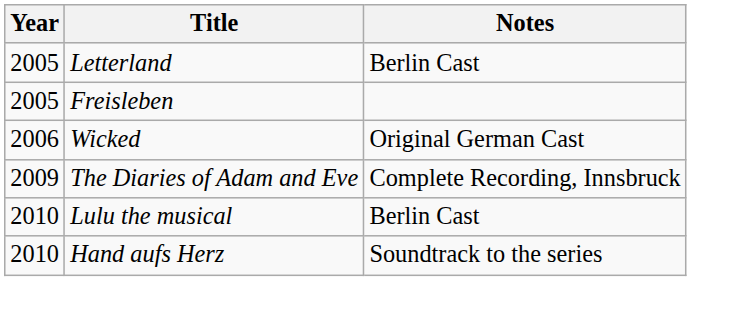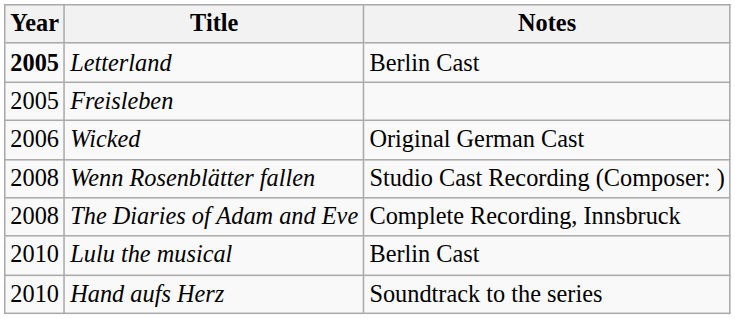(35, 62) normal -> (35, 62) bold
+ row: (193, 178)
(35, 178) 2009 -> (35, 216) 2008
